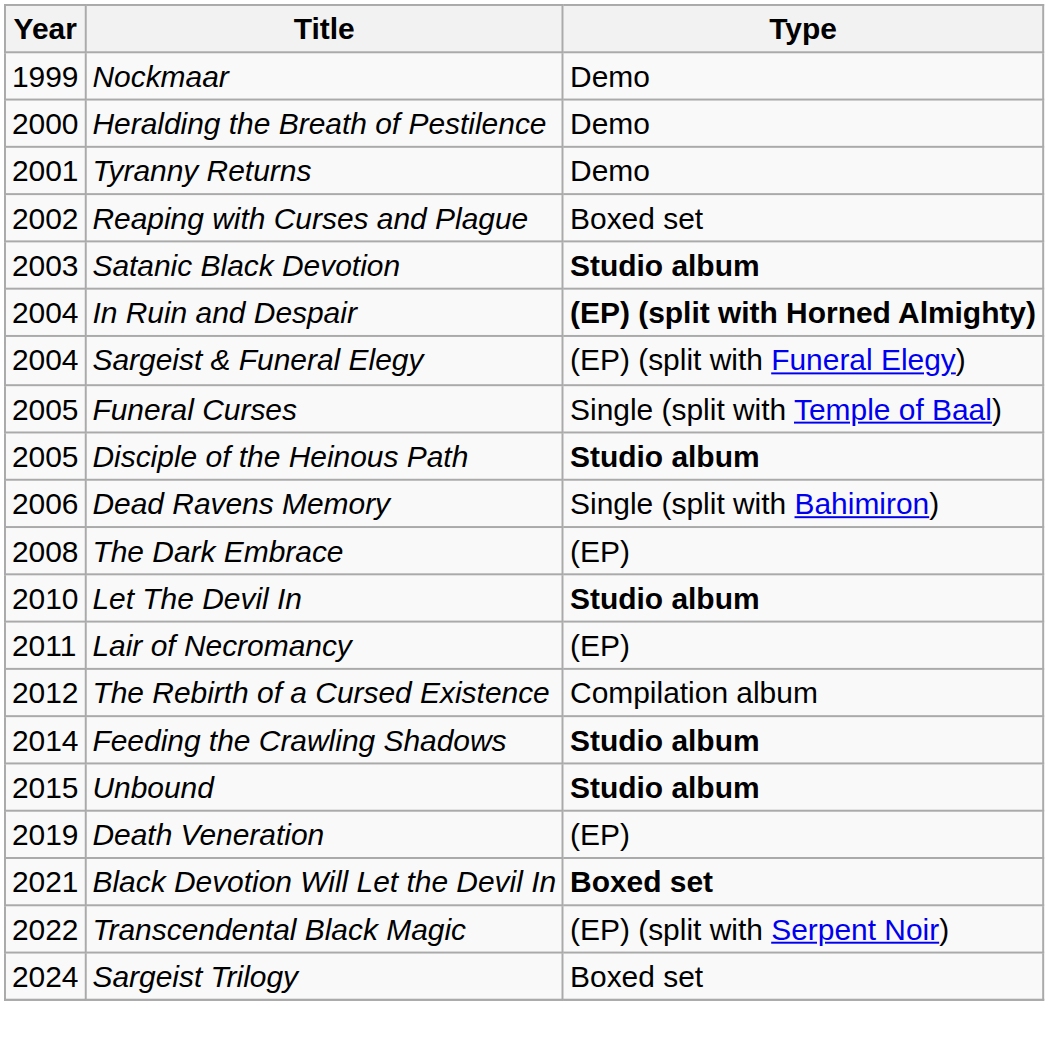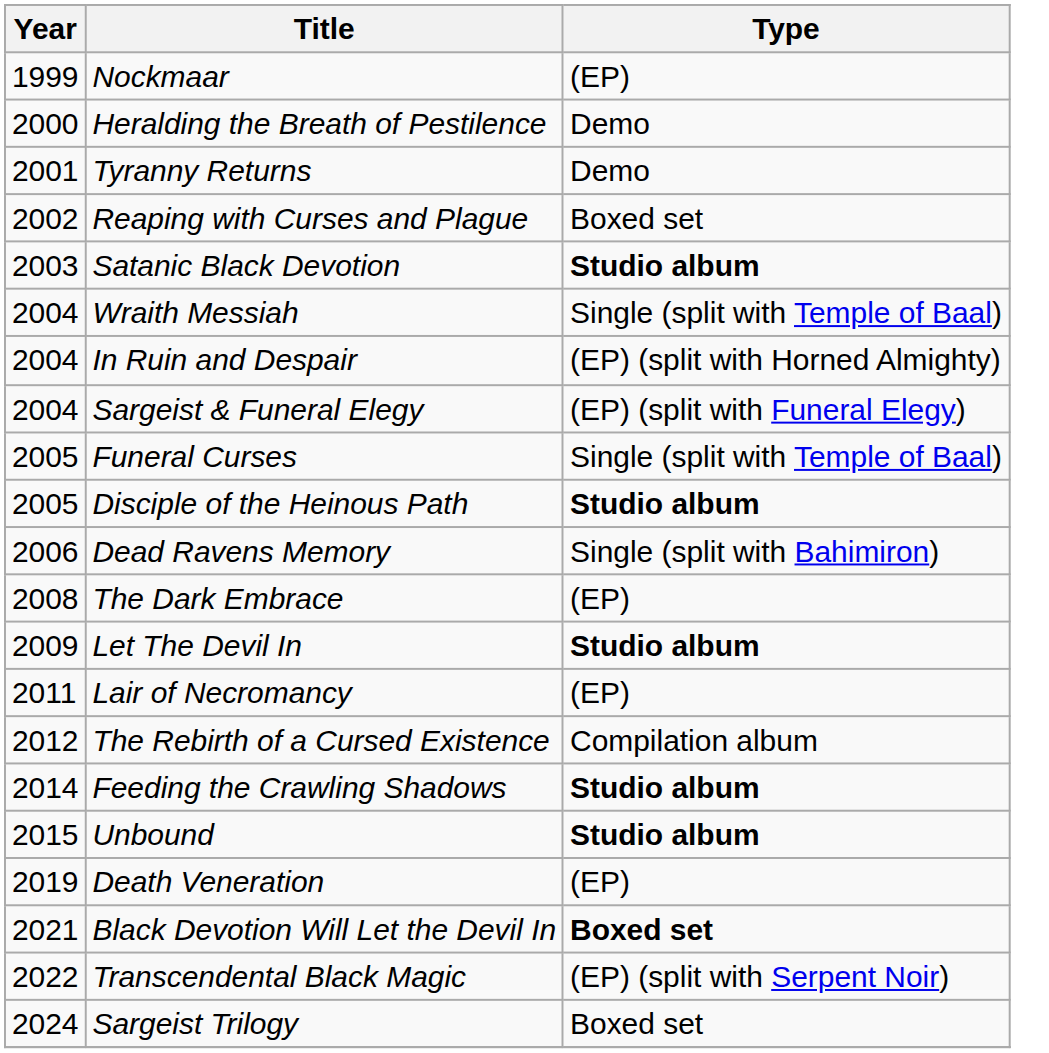(610, 76) Demo -> (600, 76) (EP)
+ row: (196, 313)
(803, 313) bold -> (785, 361) normal
(45, 598) 2010 -> (45, 645) 2009
